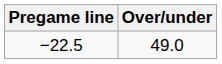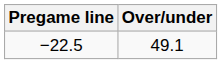(167, 44) 49.0 -> (167, 44) 49.1
